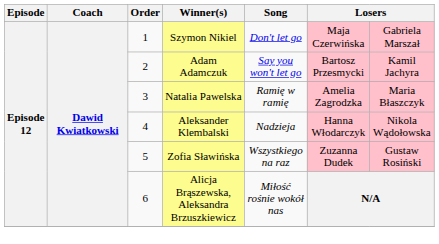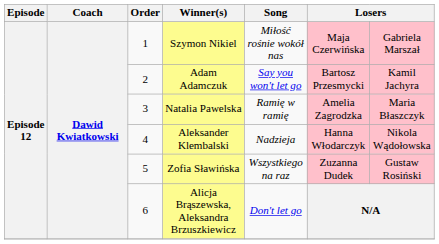(276, 36) Don't let go -> (276, 43) Miłość rośnie wokół nas
(276, 199) Miłość rośnie wokół nas -> (276, 211) Don't let go
